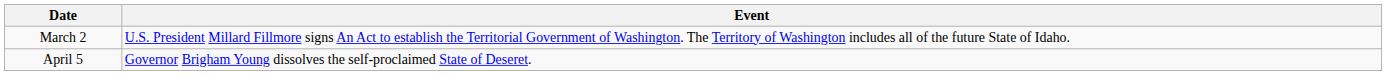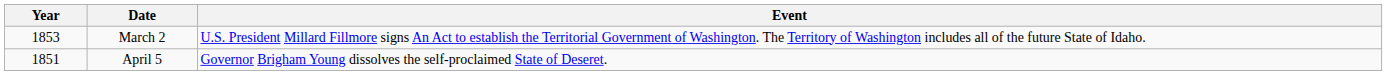+ column: (46, 15)
